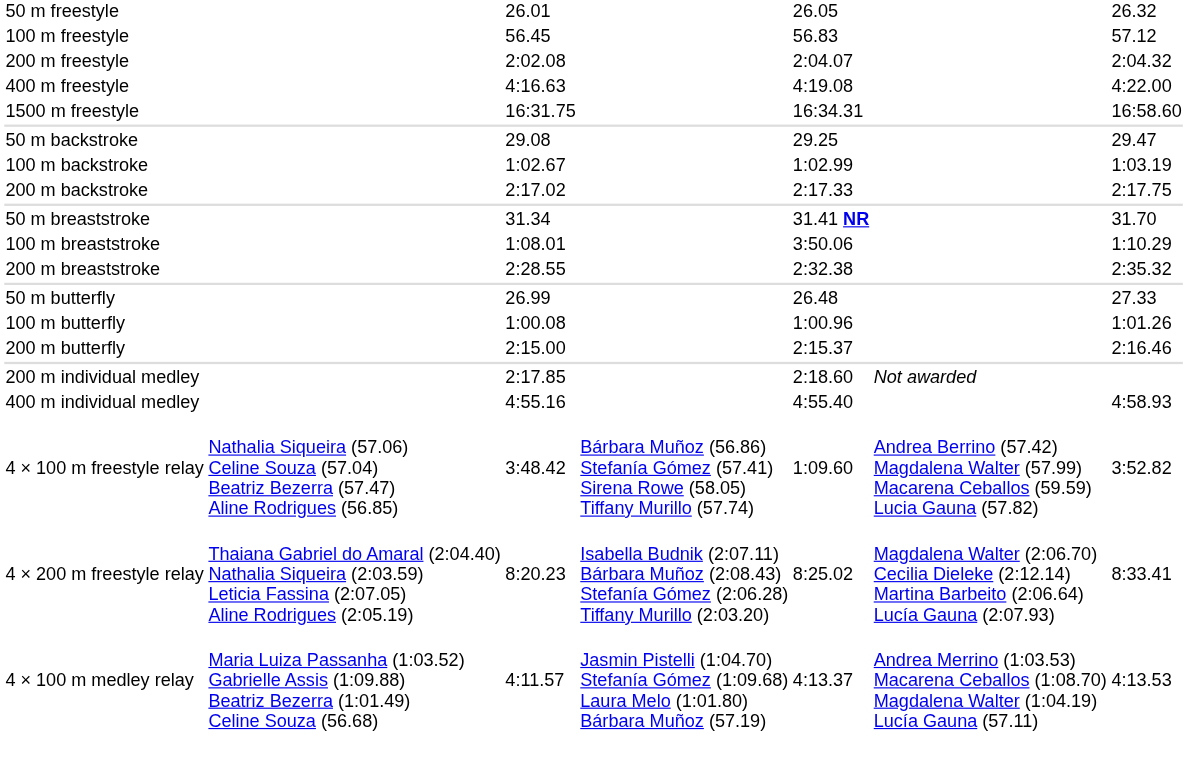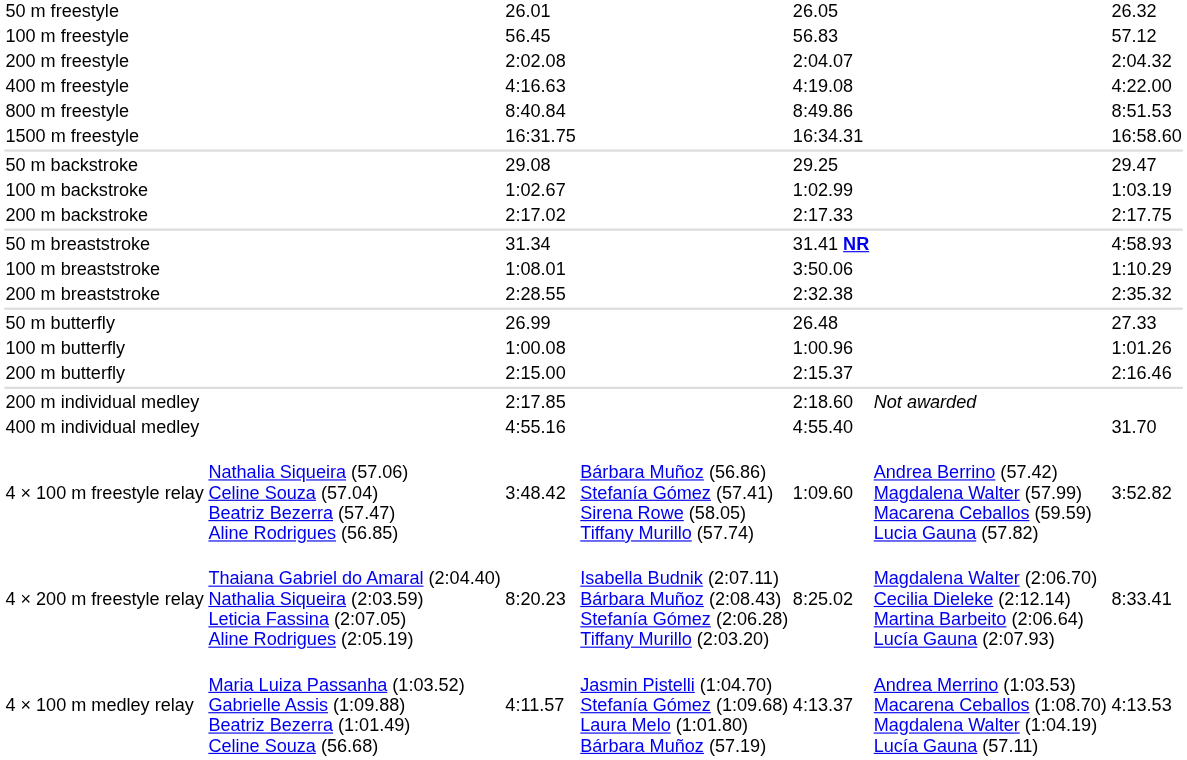+ row: (67, 110)
(1134, 219) 31.70 -> (1142, 244) 4:58.93
(1142, 402) 4:58.93 -> (1134, 427) 31.70
